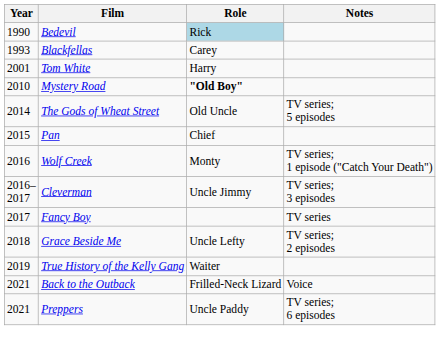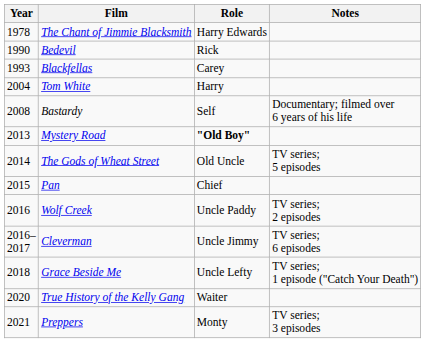+ row: (116, 31)
(200, 31) lightblue background -> (208, 50) no background
(19, 68) 2001 -> (19, 86) 2004
+ row: (62, 111)
(19, 86) 2010 -> (19, 136) 2013
(205, 160) Monty -> (226, 210) Uncle Paddy
(360, 160) TV series; 1 episode ("Catch Your Death") -> (296, 210) TV series; 2 episodes
(311, 192) TV series; 3 episodes -> (296, 241) TV series; 6 episodes
- row: (66, 216)
(311, 241) TV series; 2 episodes -> (345, 272) TV series; 1 episode ("Catch Your Death")
(19, 266) 2019 -> (19, 297) 2020
- row: (88, 284)
(219, 309) Uncle Paddy -> (212, 322) Monty
(311, 309) TV series; 6 episodes -> (296, 322) TV series; 3 episodes
